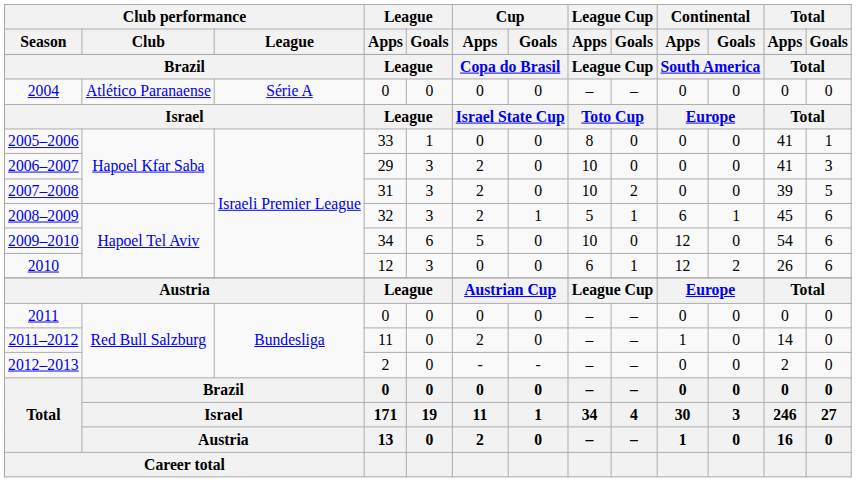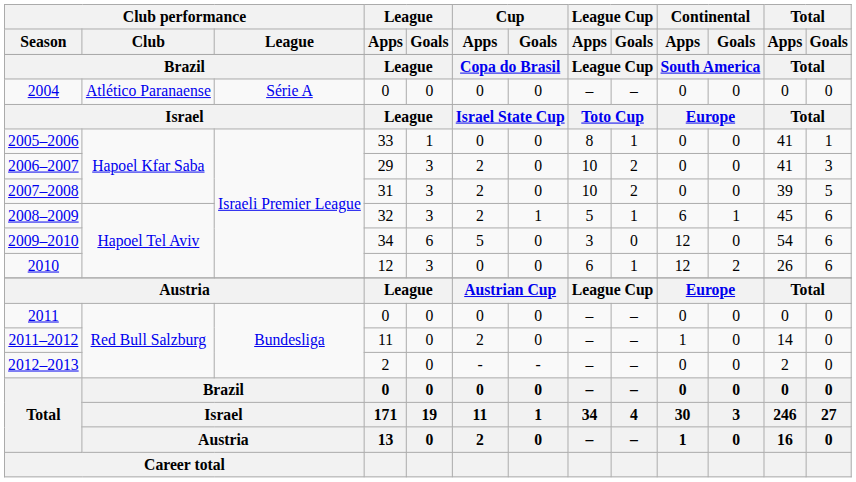(634, 141) 0 -> (634, 141) 1
(634, 166) 0 -> (634, 166) 2
(590, 240) 10 -> (590, 240) 3
